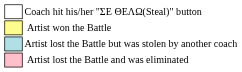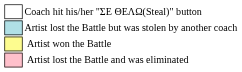rows swapped: (68, 27) <-> (131, 44)
